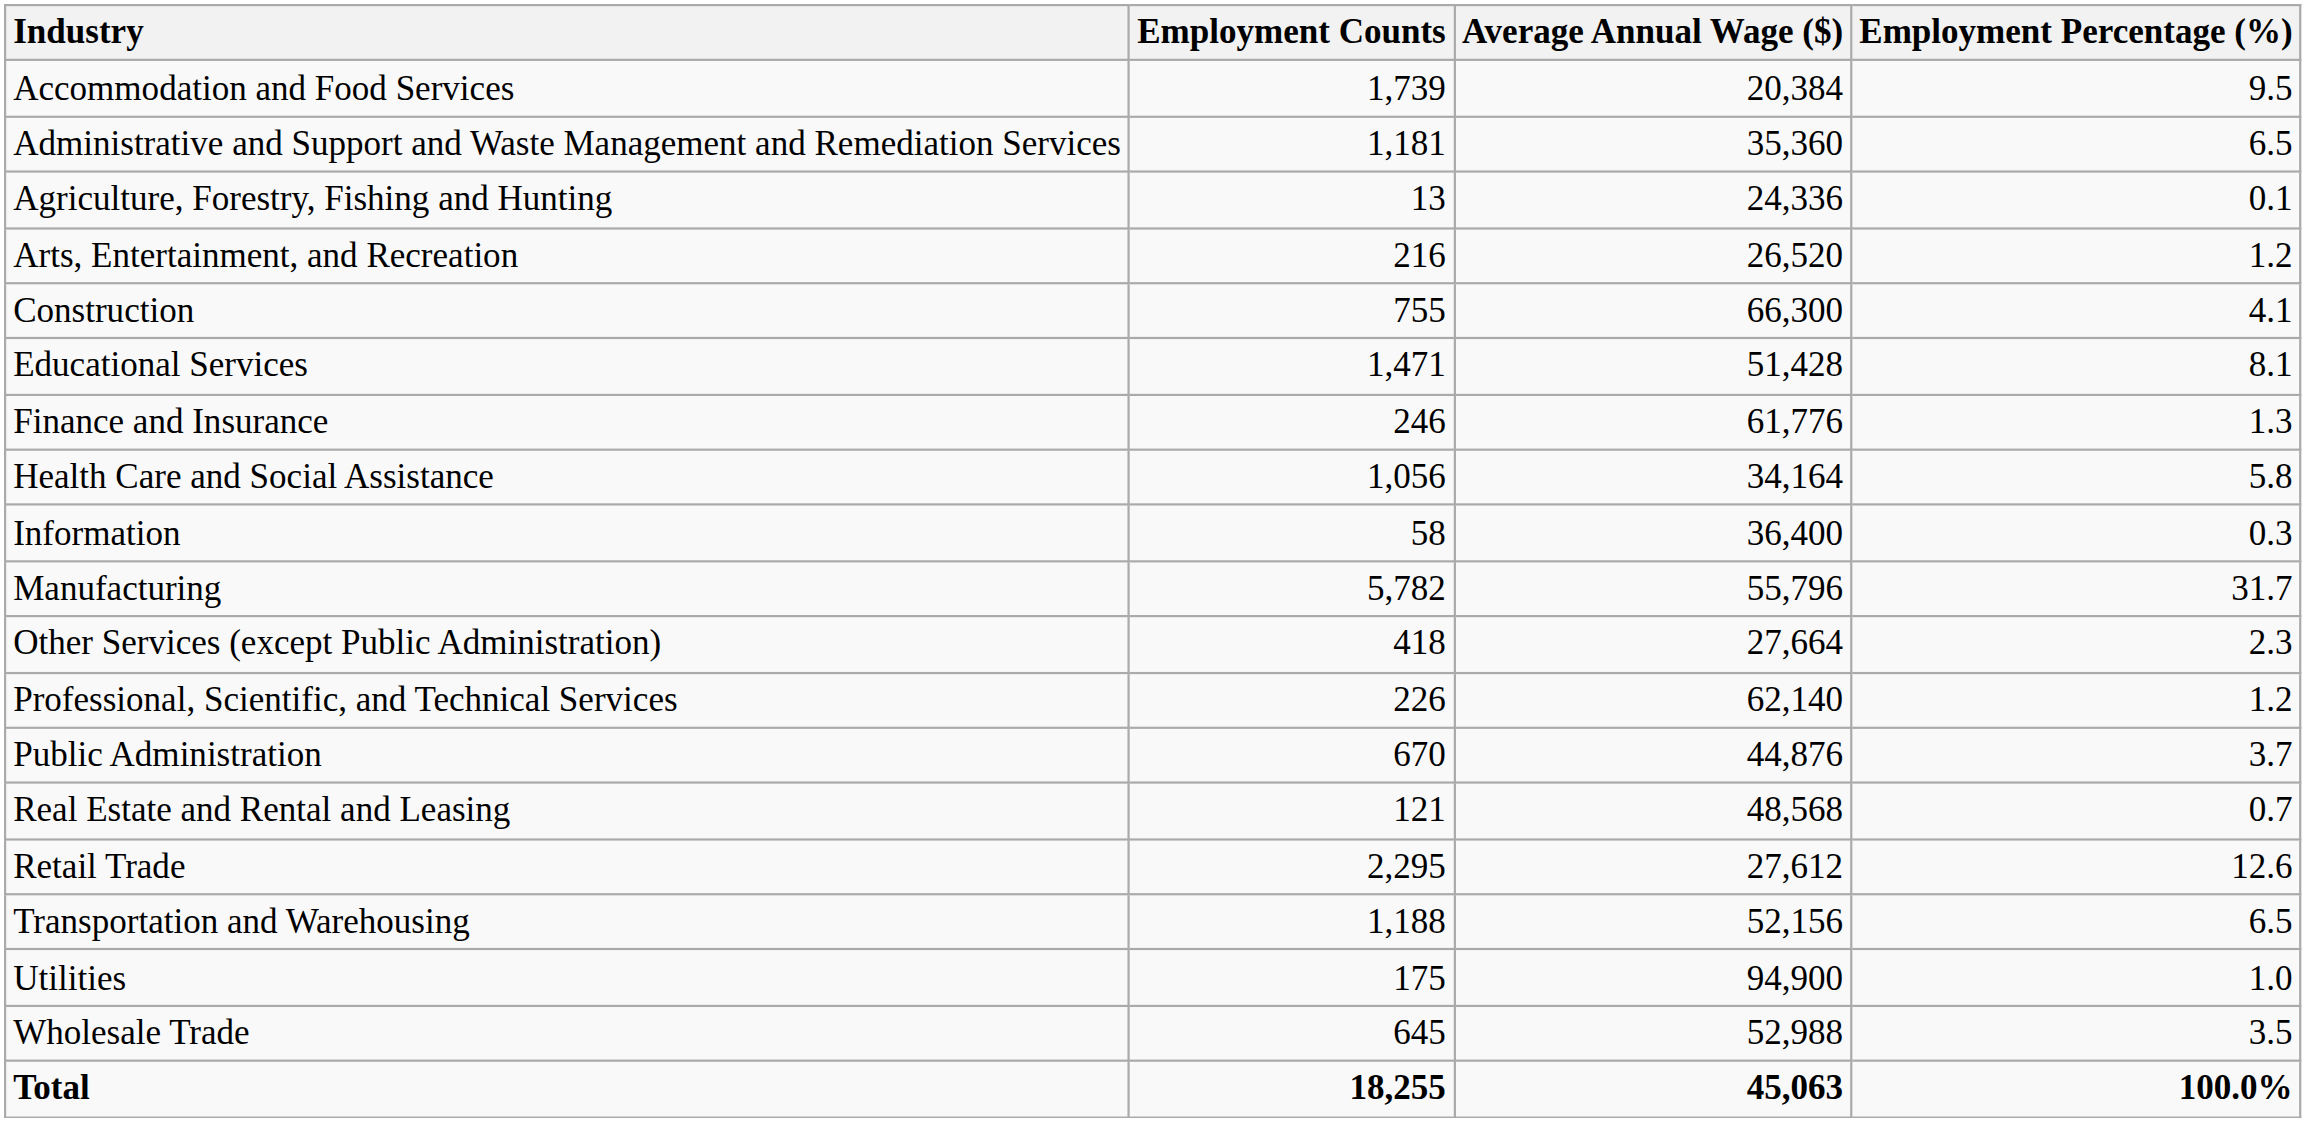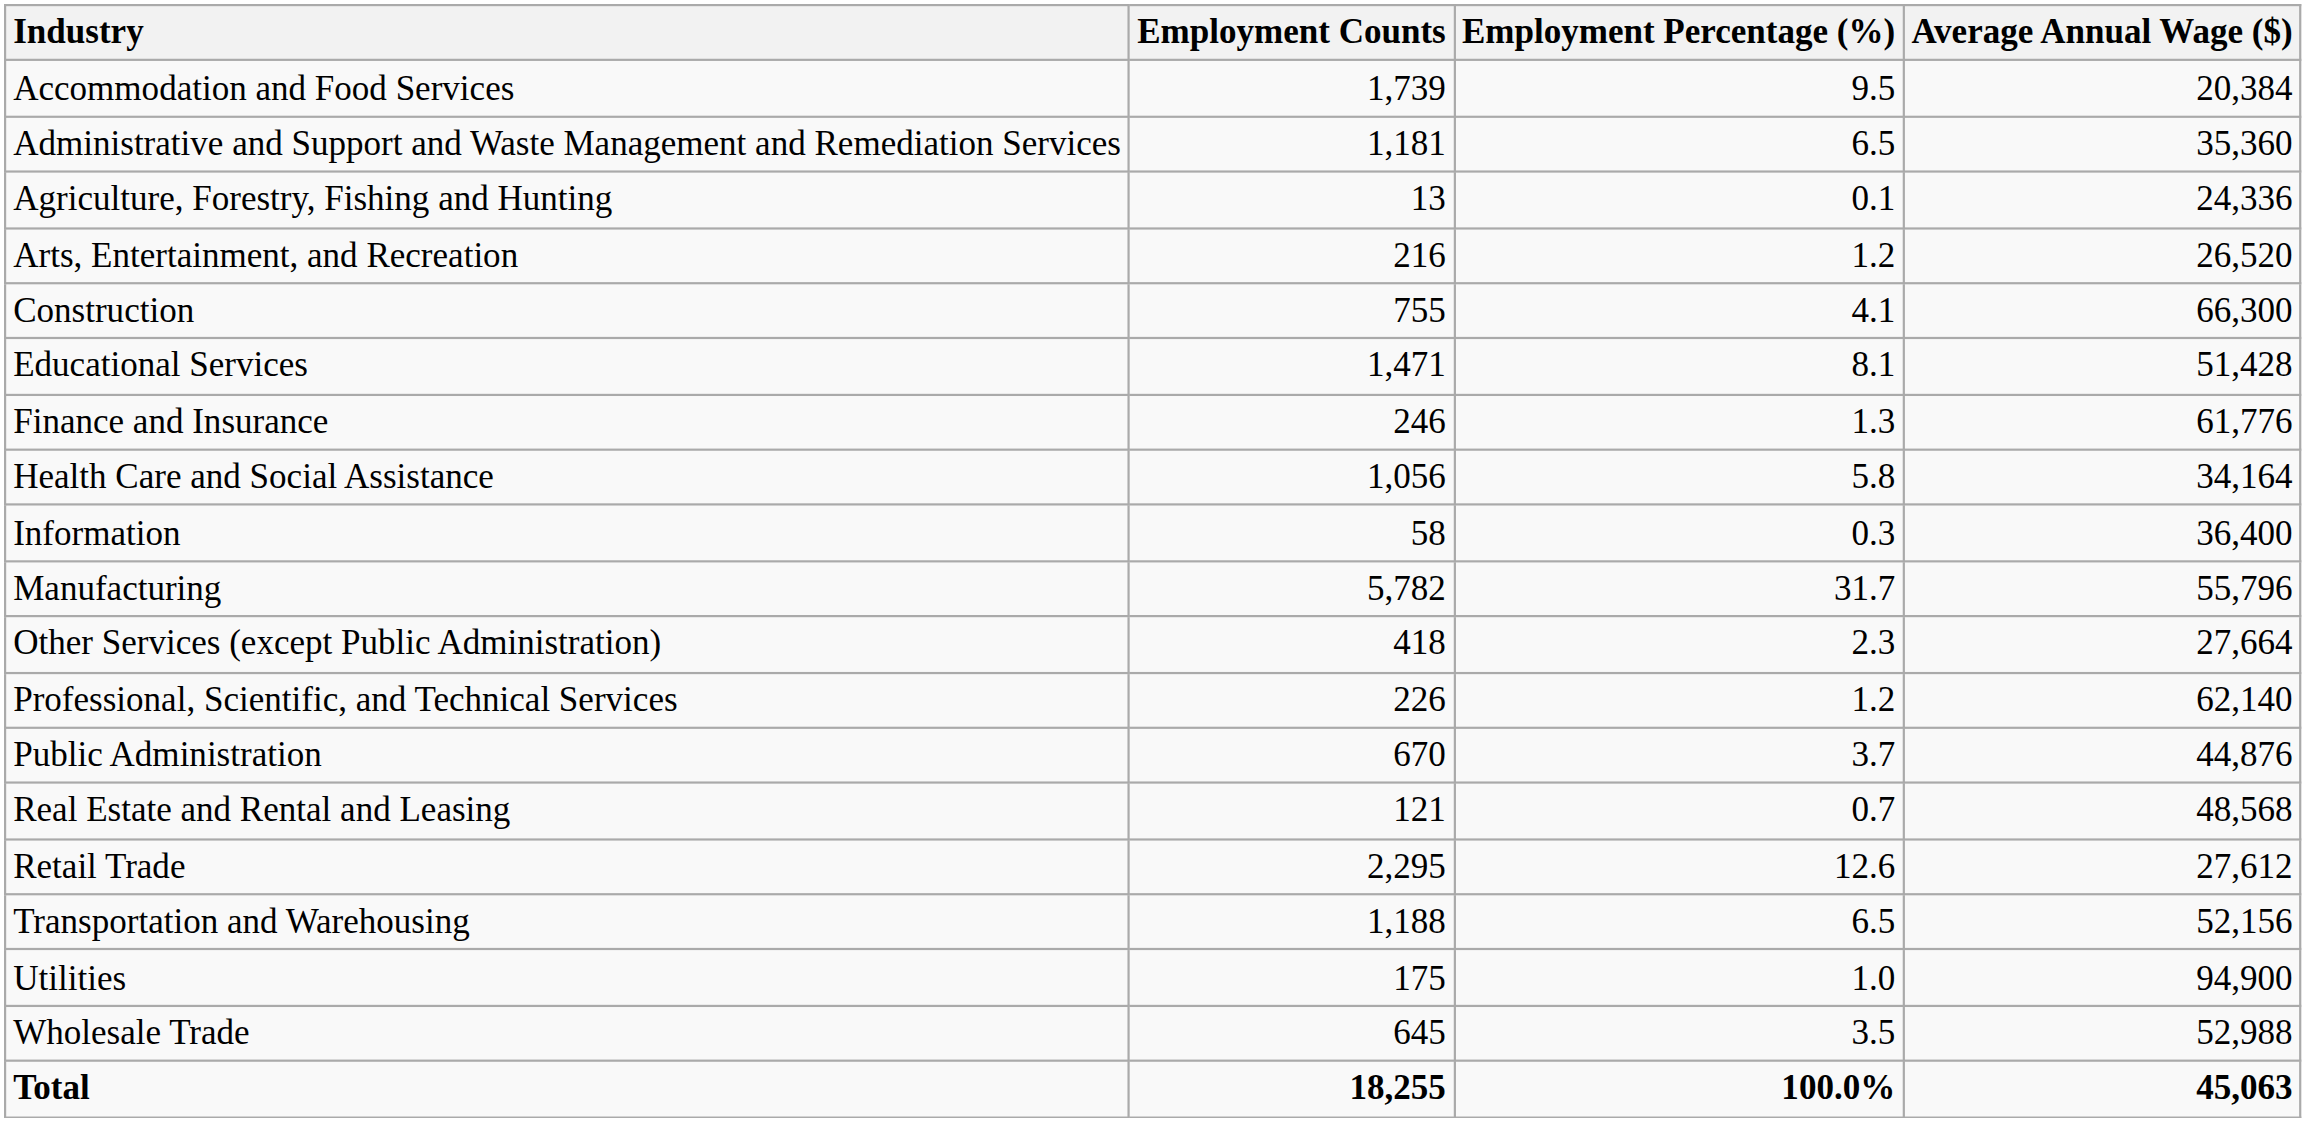columns swapped: (2076, 32) <-> (1653, 32)
